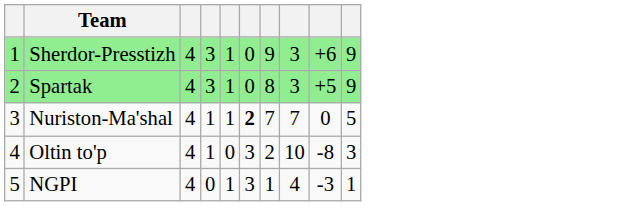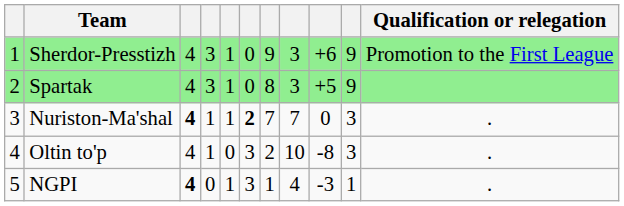+ column: (490, 20)
(190, 119) normal -> (190, 119) bold
(351, 119) 5 -> (351, 119) 3
(190, 184) normal -> (190, 184) bold
